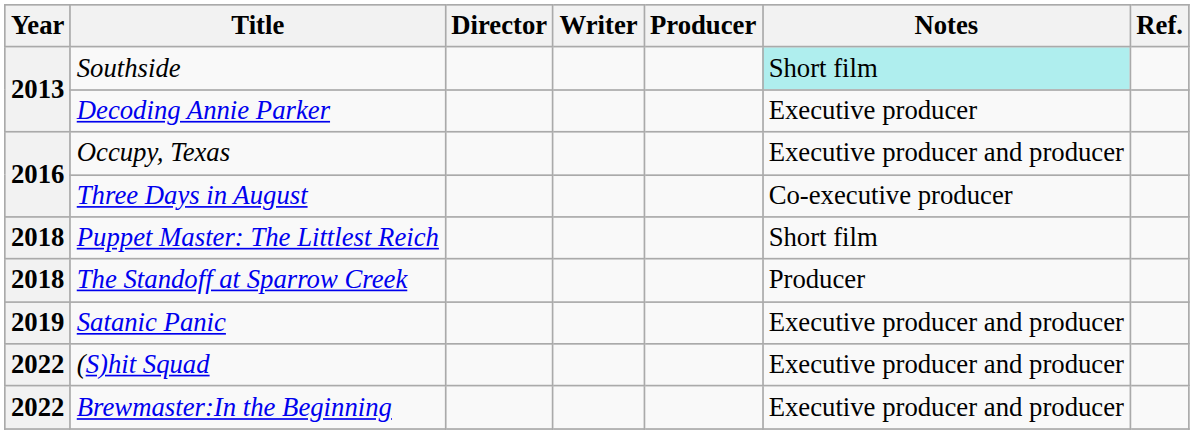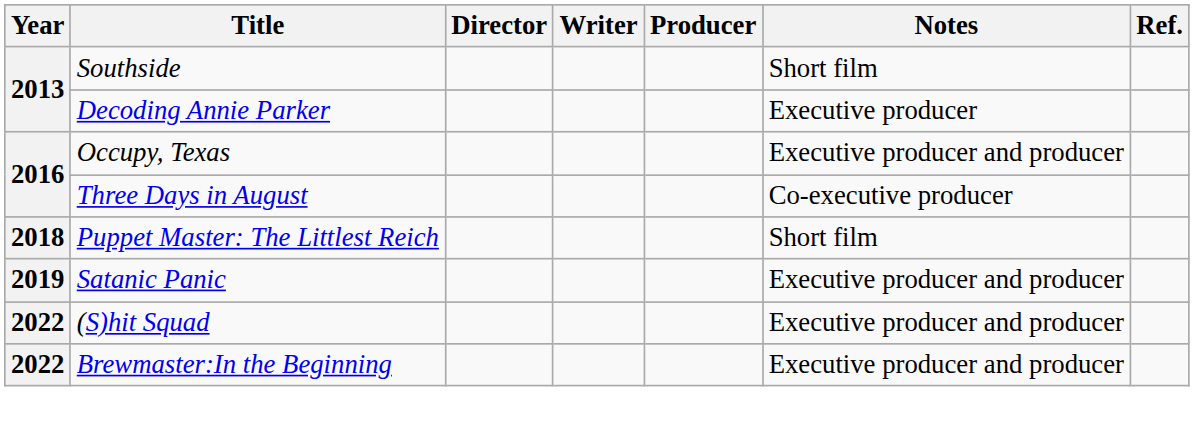(823, 68) paleturquoise background -> (823, 68) no background
- row: (242, 279)
